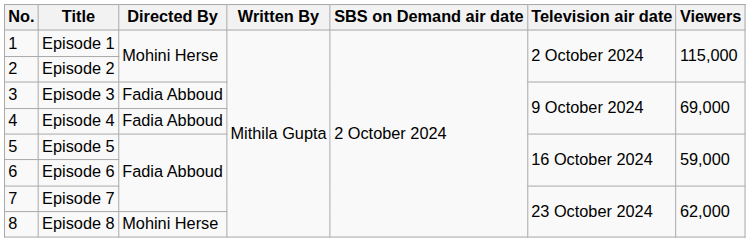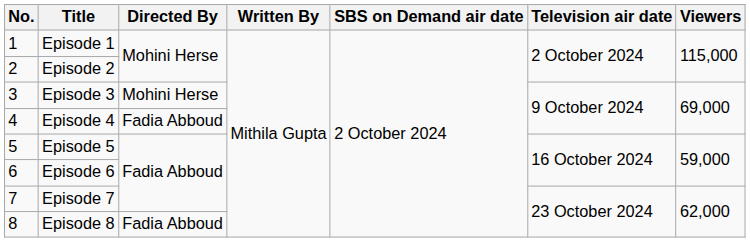(173, 95) Fadia Abboud -> (170, 95) Mohini Herse
(170, 224) Mohini Herse -> (173, 224) Fadia Abboud
